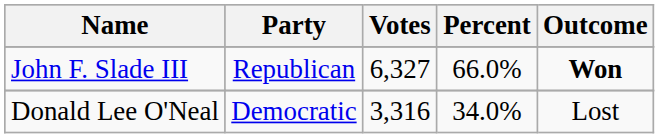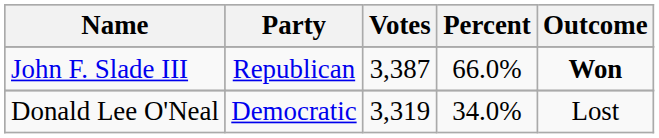(400, 68) 6,327 -> (400, 68) 3,387
(400, 111) 3,316 -> (400, 111) 3,319
